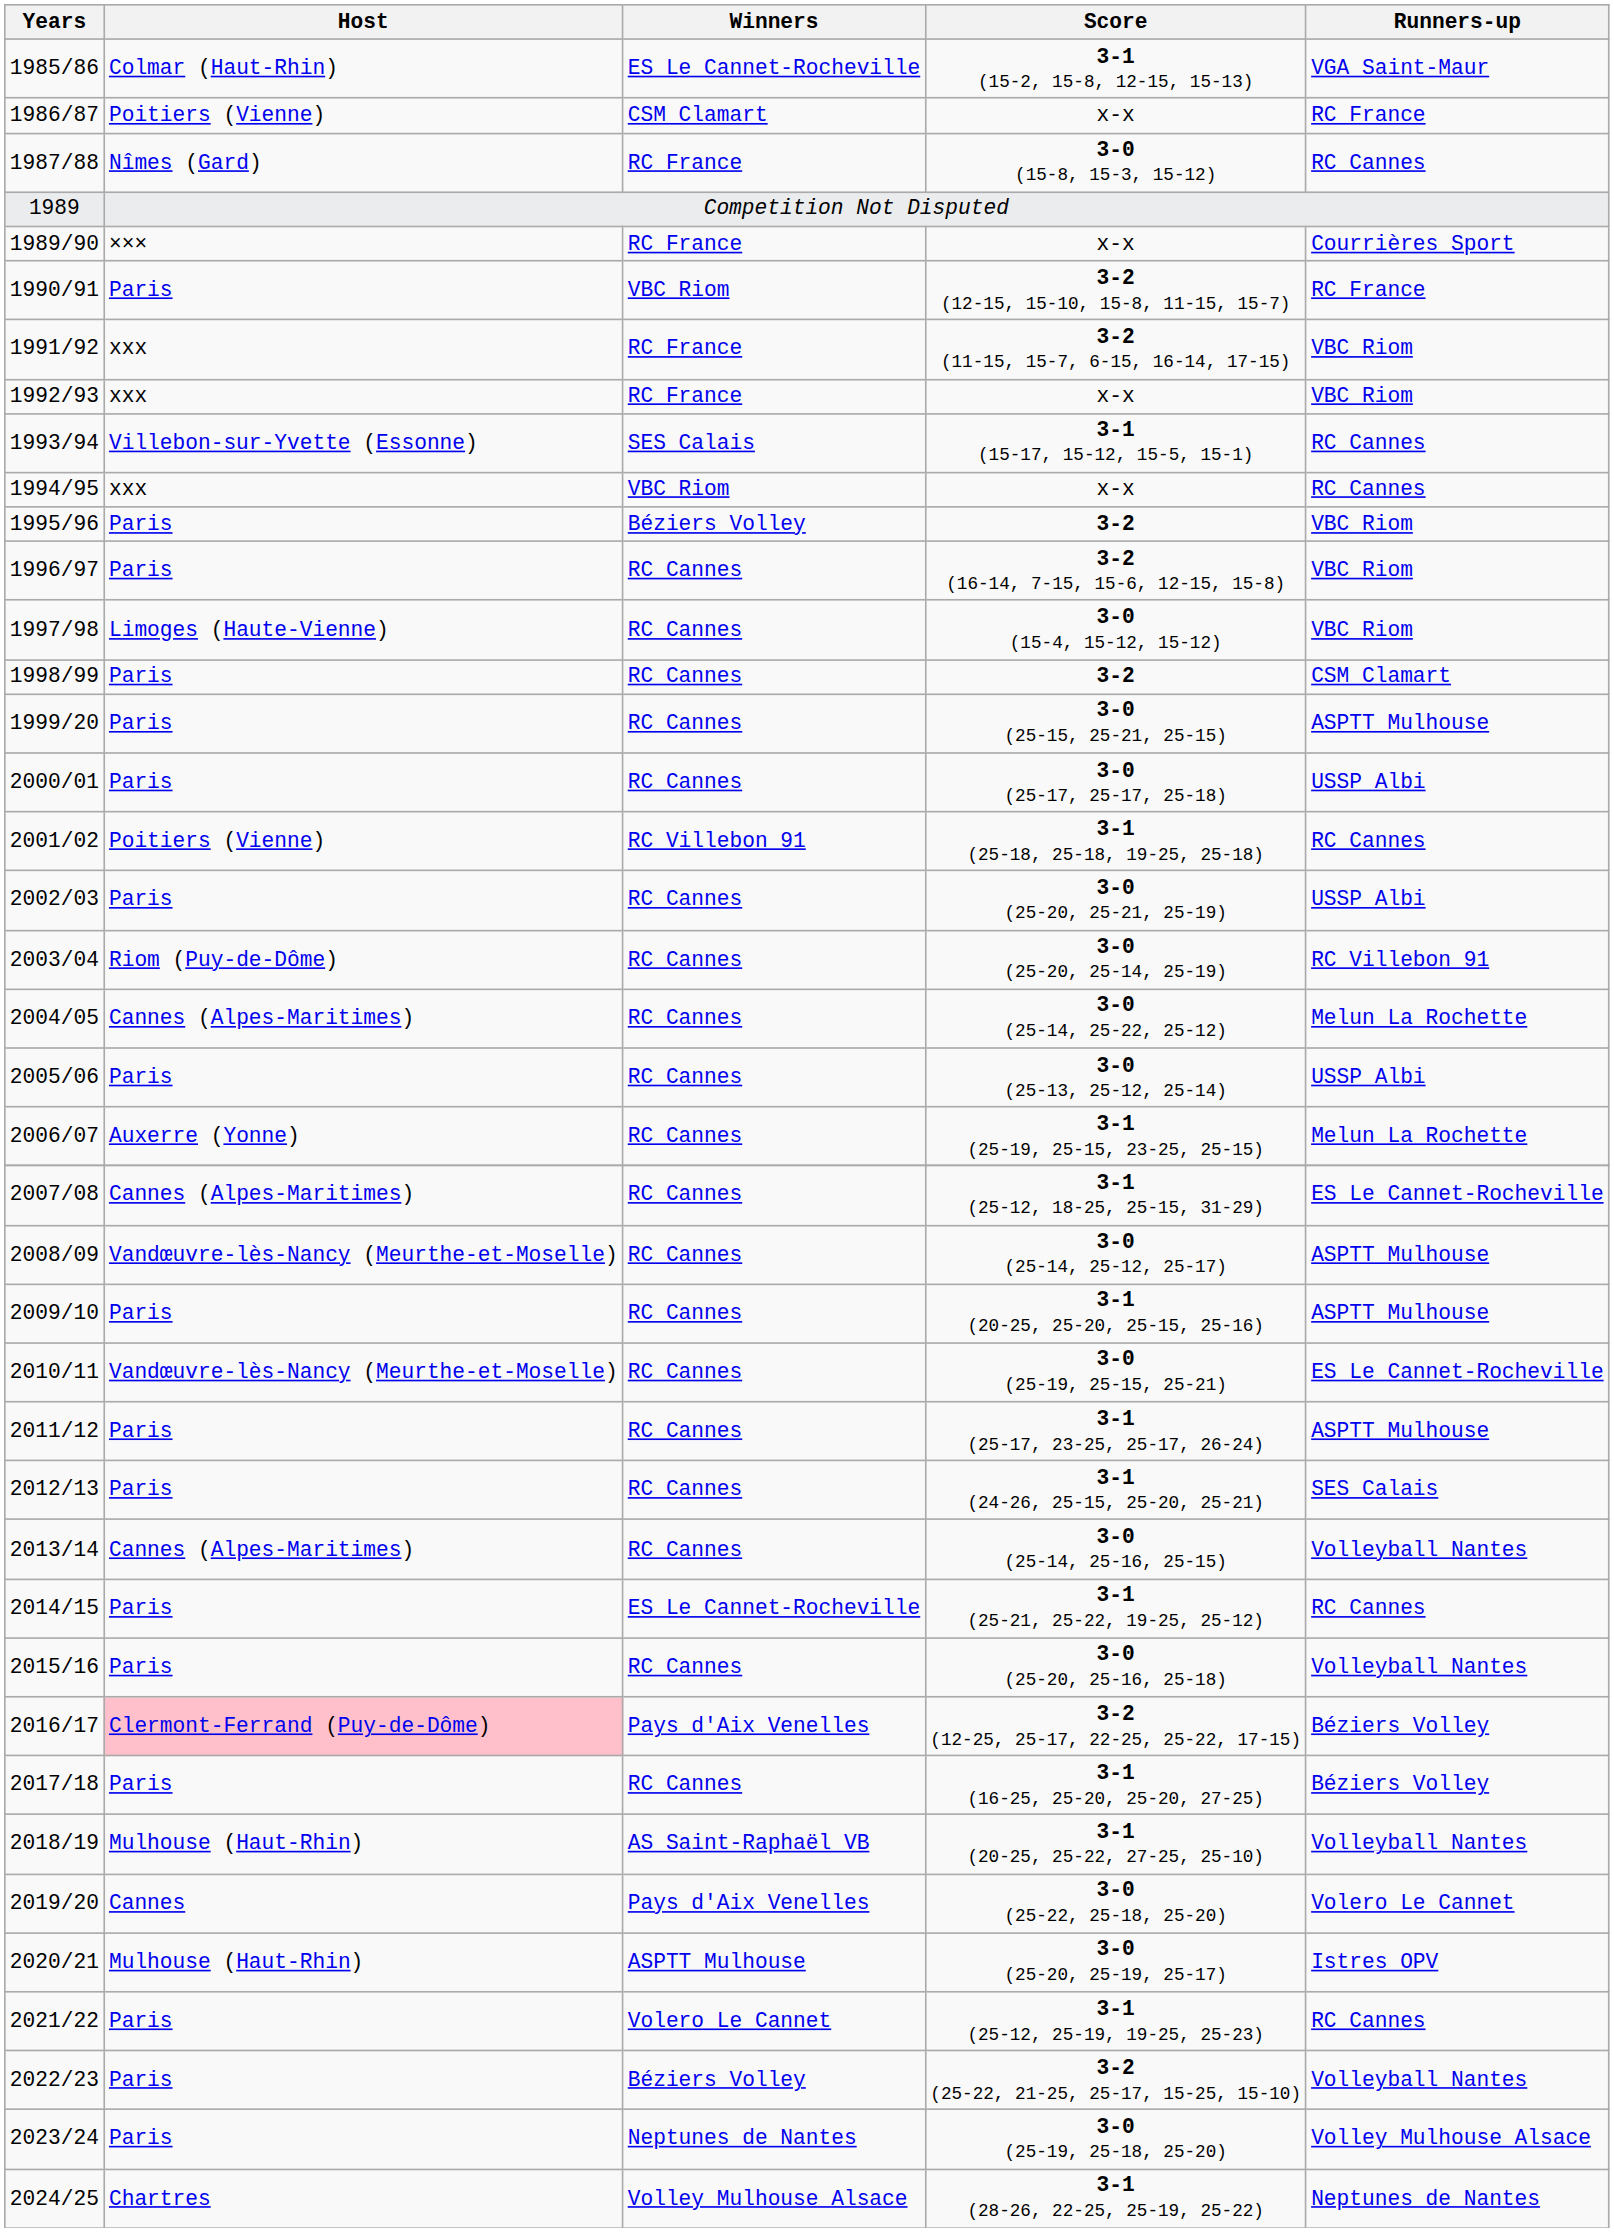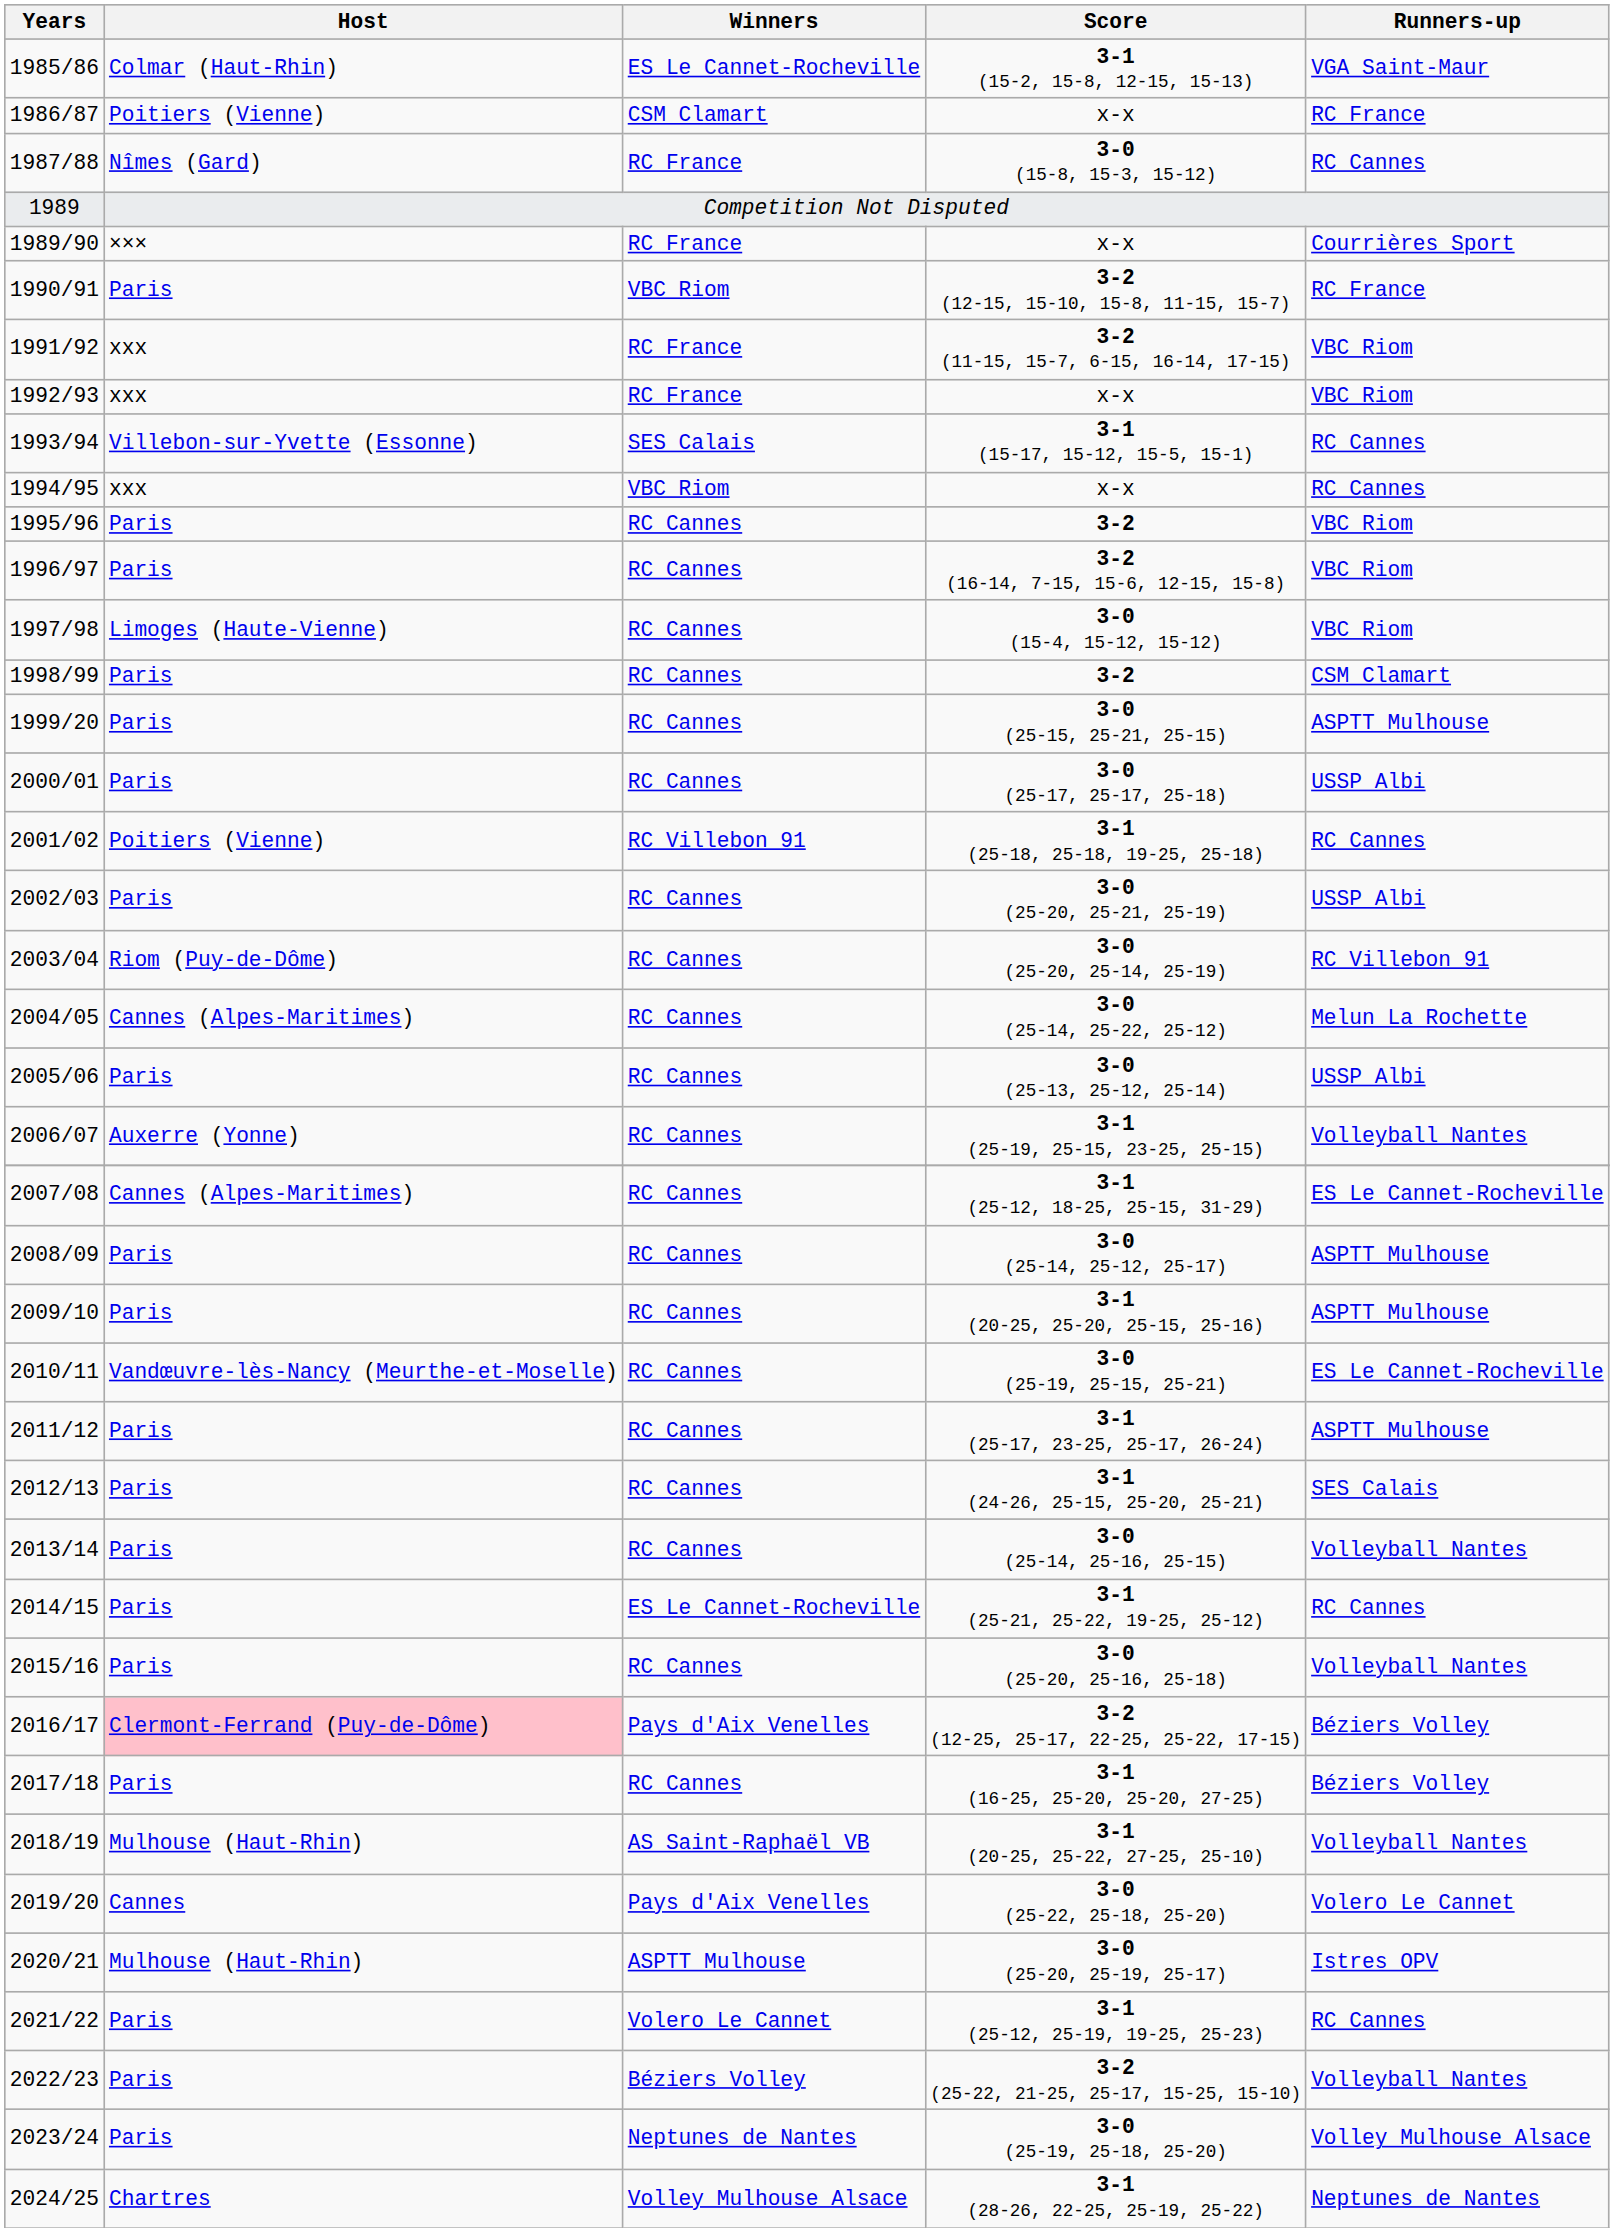(717, 524) Béziers Volley -> (685, 524) RC Cannes
(1419, 1136) Melun La Rochette -> (1419, 1136) Volleyball Nantes
(363, 1254) Vandœuvre-lès-Nancy (Meurthe-et-Moselle) -> (141, 1254) Paris
(262, 1549) Cannes (Alpes-Maritimes) -> (141, 1549) Paris
